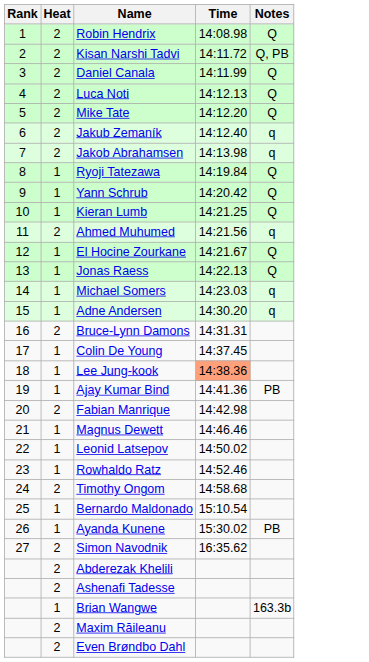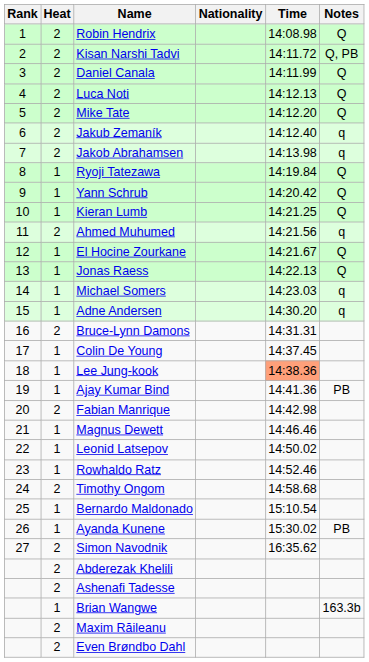+ column: (231, 14)
